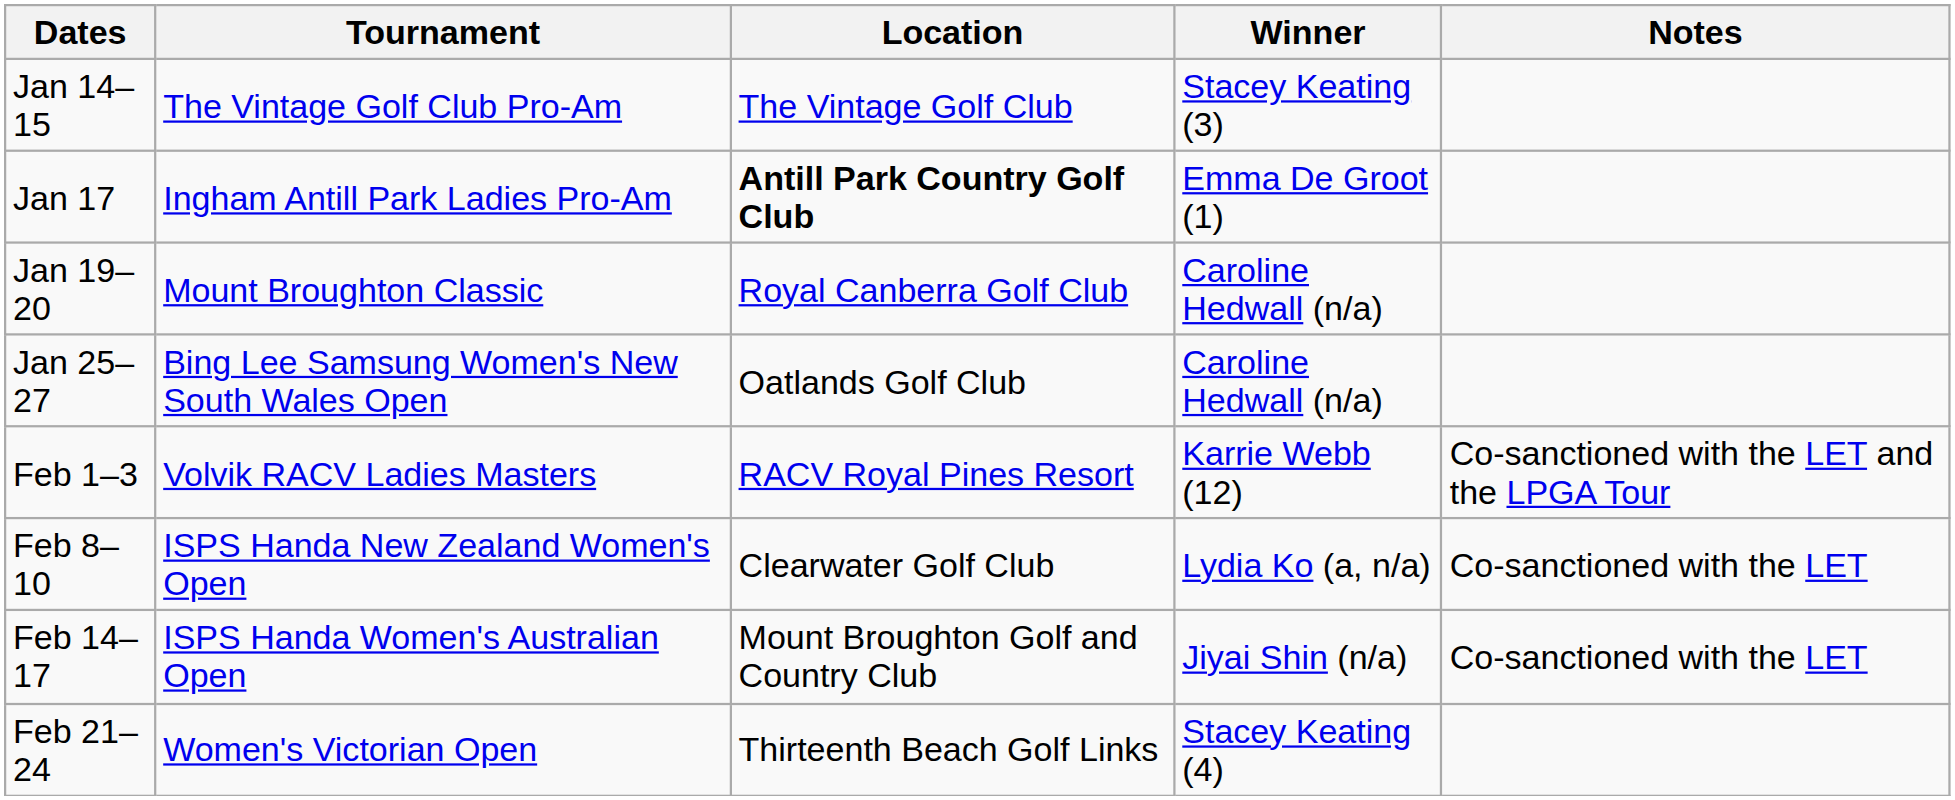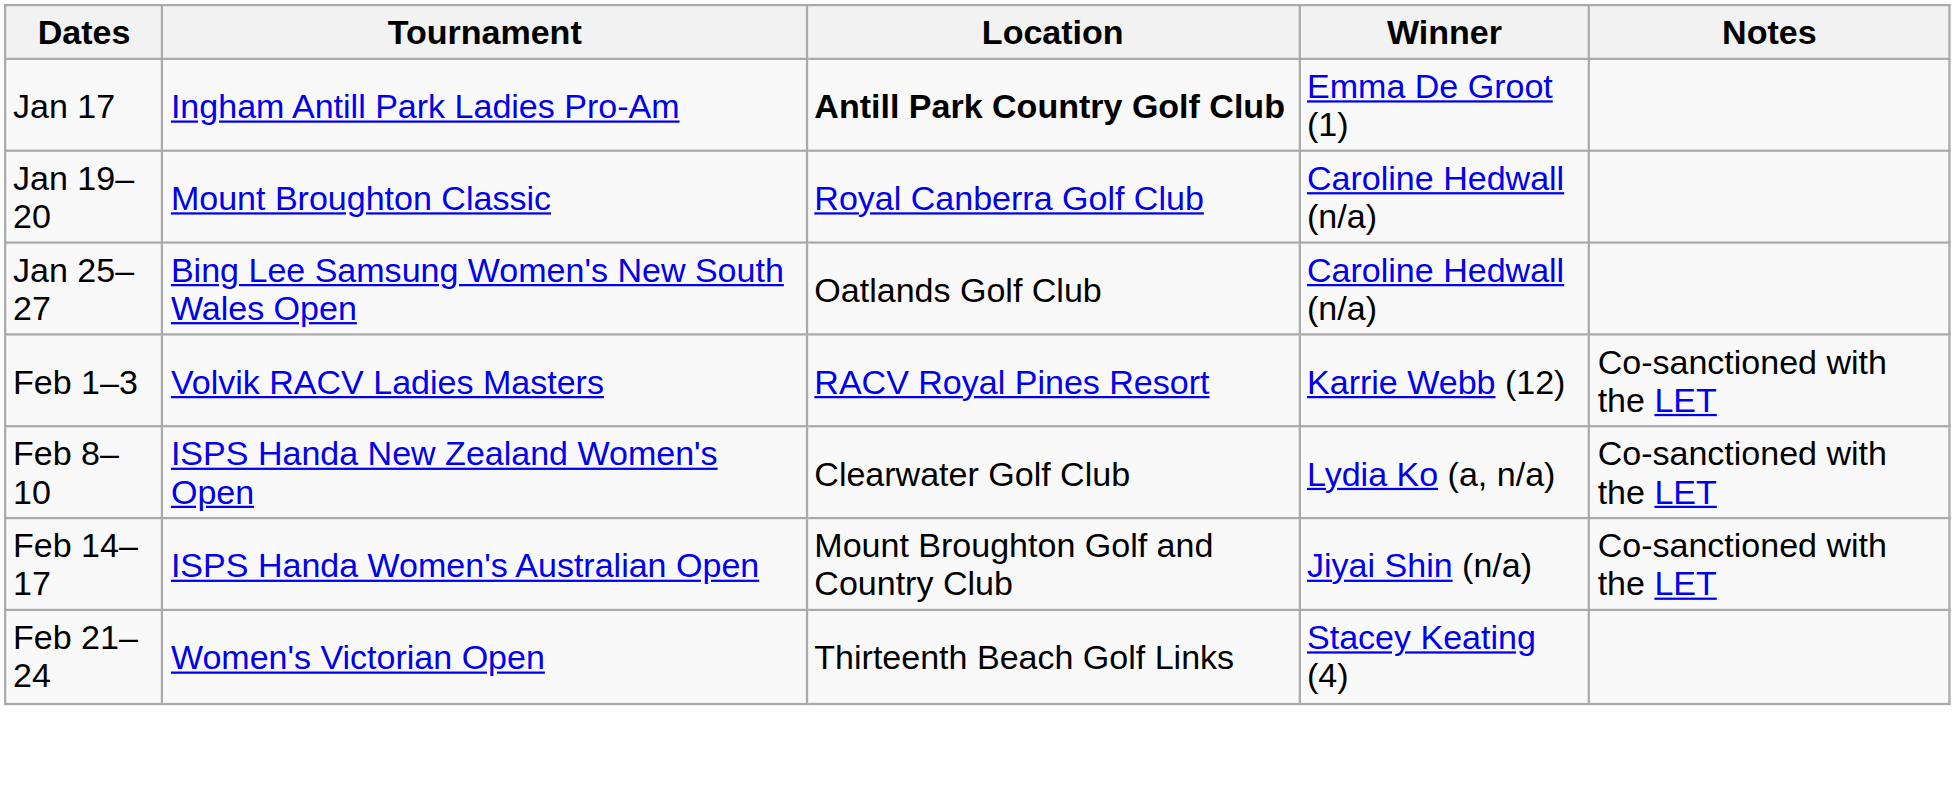- row: (74, 105)
(1691, 473) Co-sanctioned with the LET and the LPGA Tour -> (1742, 381) Co-sanctioned with the LET
